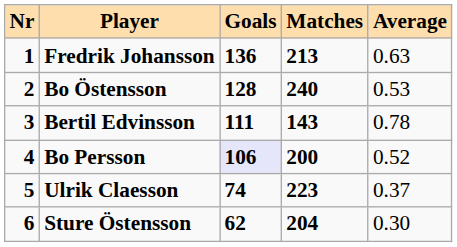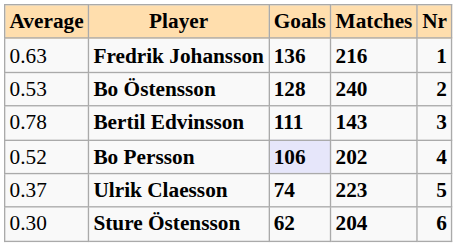columns swapped: (22, 21) <-> (410, 21)
(302, 55) 213 -> (352, 55) 216
(302, 156) 200 -> (352, 156) 202
